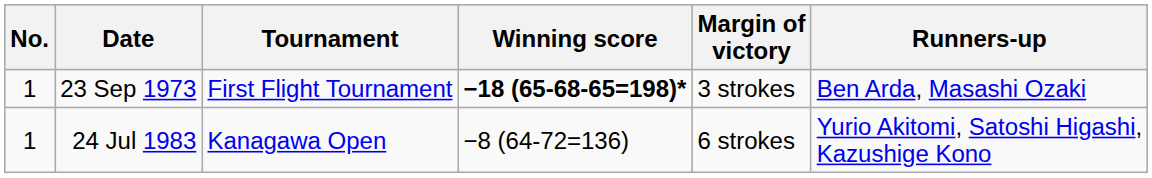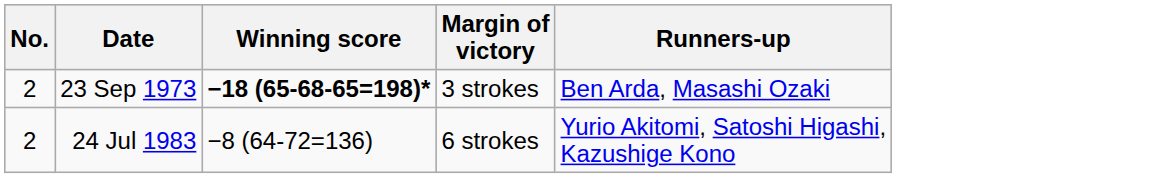- column: (330, 37)
(30, 89) 1 -> (30, 89) 2
(30, 140) 1 -> (30, 140) 2
